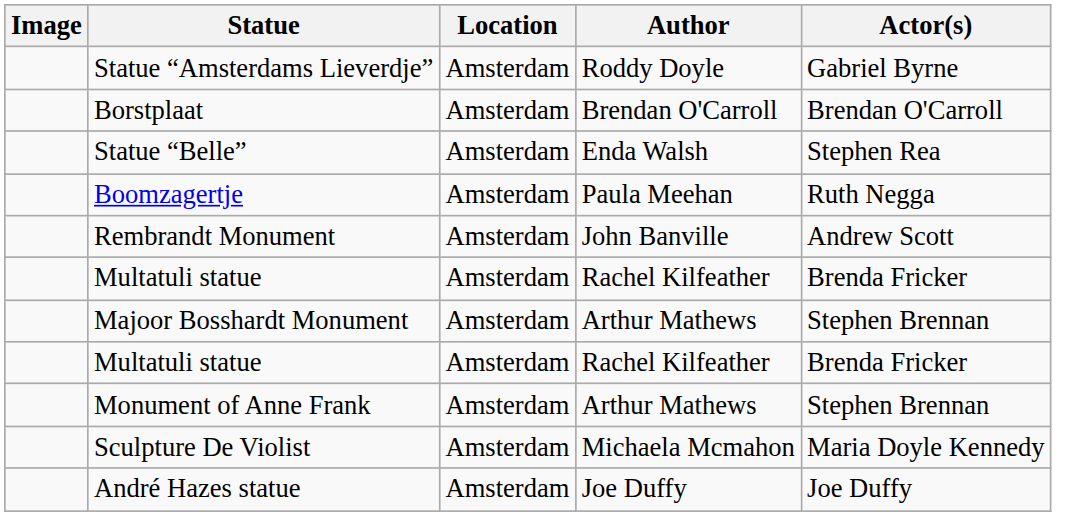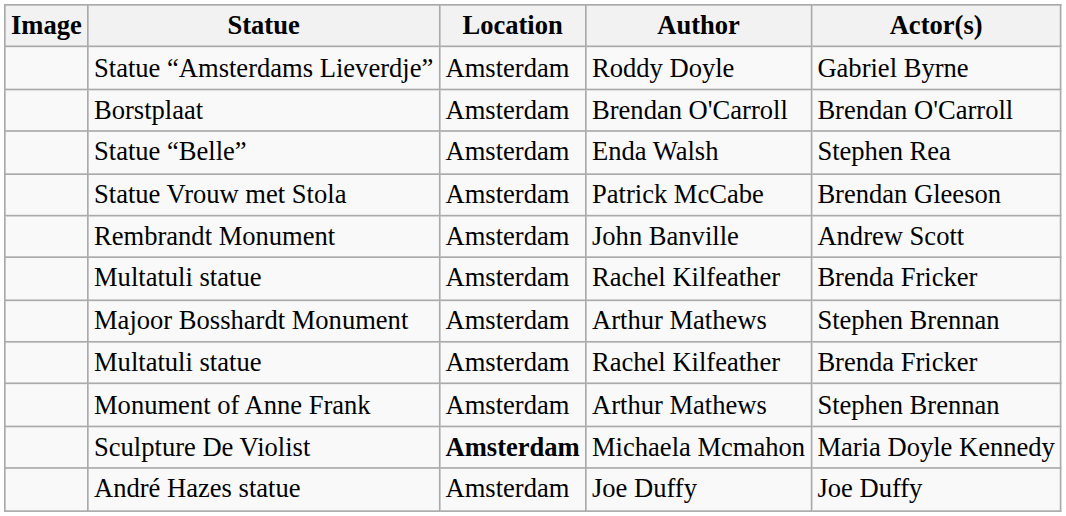- row: (168, 194)
+ row: (220, 194)
(507, 446) normal -> (513, 446) bold
